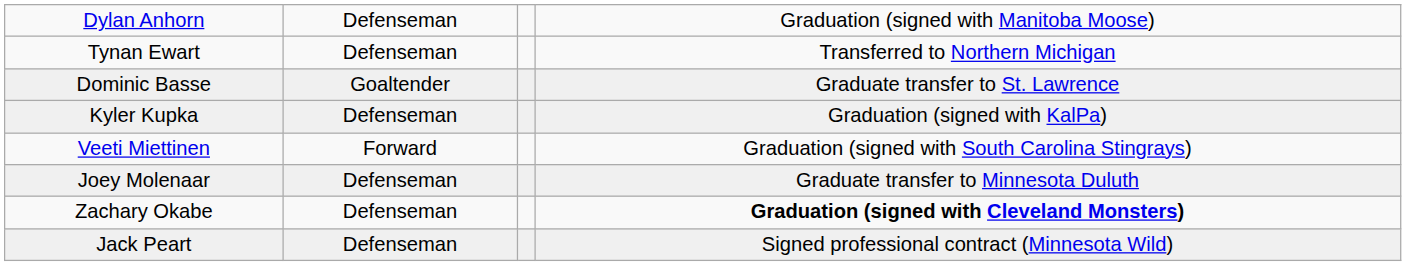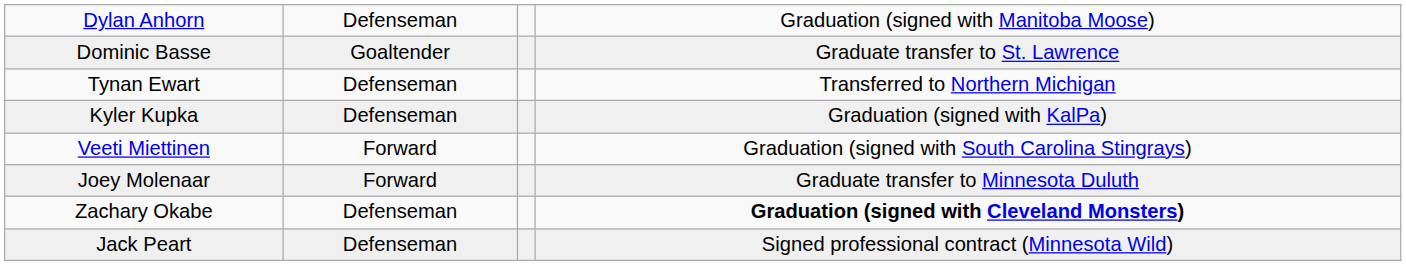rows swapped: (144, 84) <-> (144, 52)
(400, 180) Defenseman -> (400, 180) Forward
